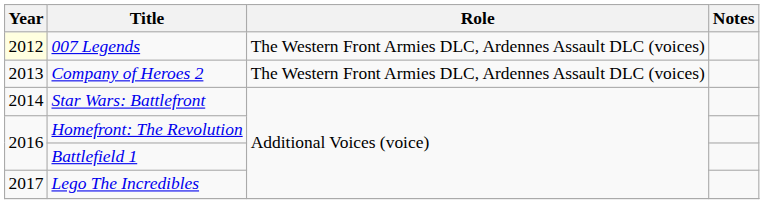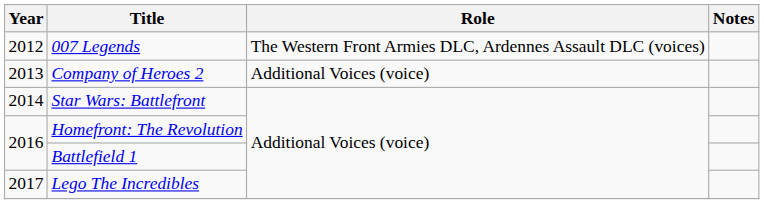(26, 45) lightyellow background -> (26, 45) no background
(478, 73) The Western Front Armies DLC, Ardennes Assault DLC (voices) -> (340, 73) Additional Voices (voice)
